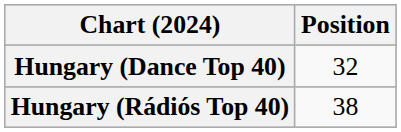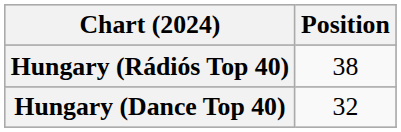rows swapped: (150, 65) <-> (150, 106)
